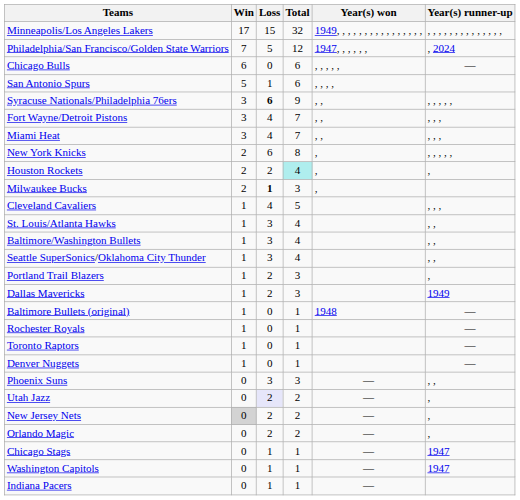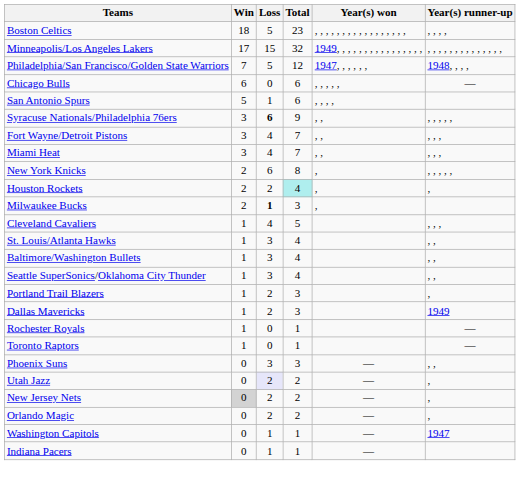+ row: (39, 30)
(441, 48) , 2024 -> (448, 65) 1948, , , ,
- row: (68, 310)
- row: (43, 363)
- row: (39, 450)
